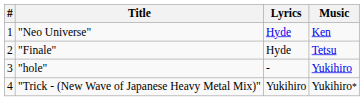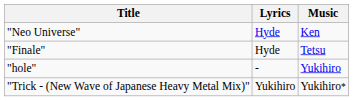- column: (10, 13)
